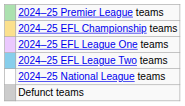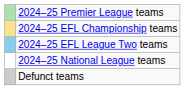- row: (93, 45)
